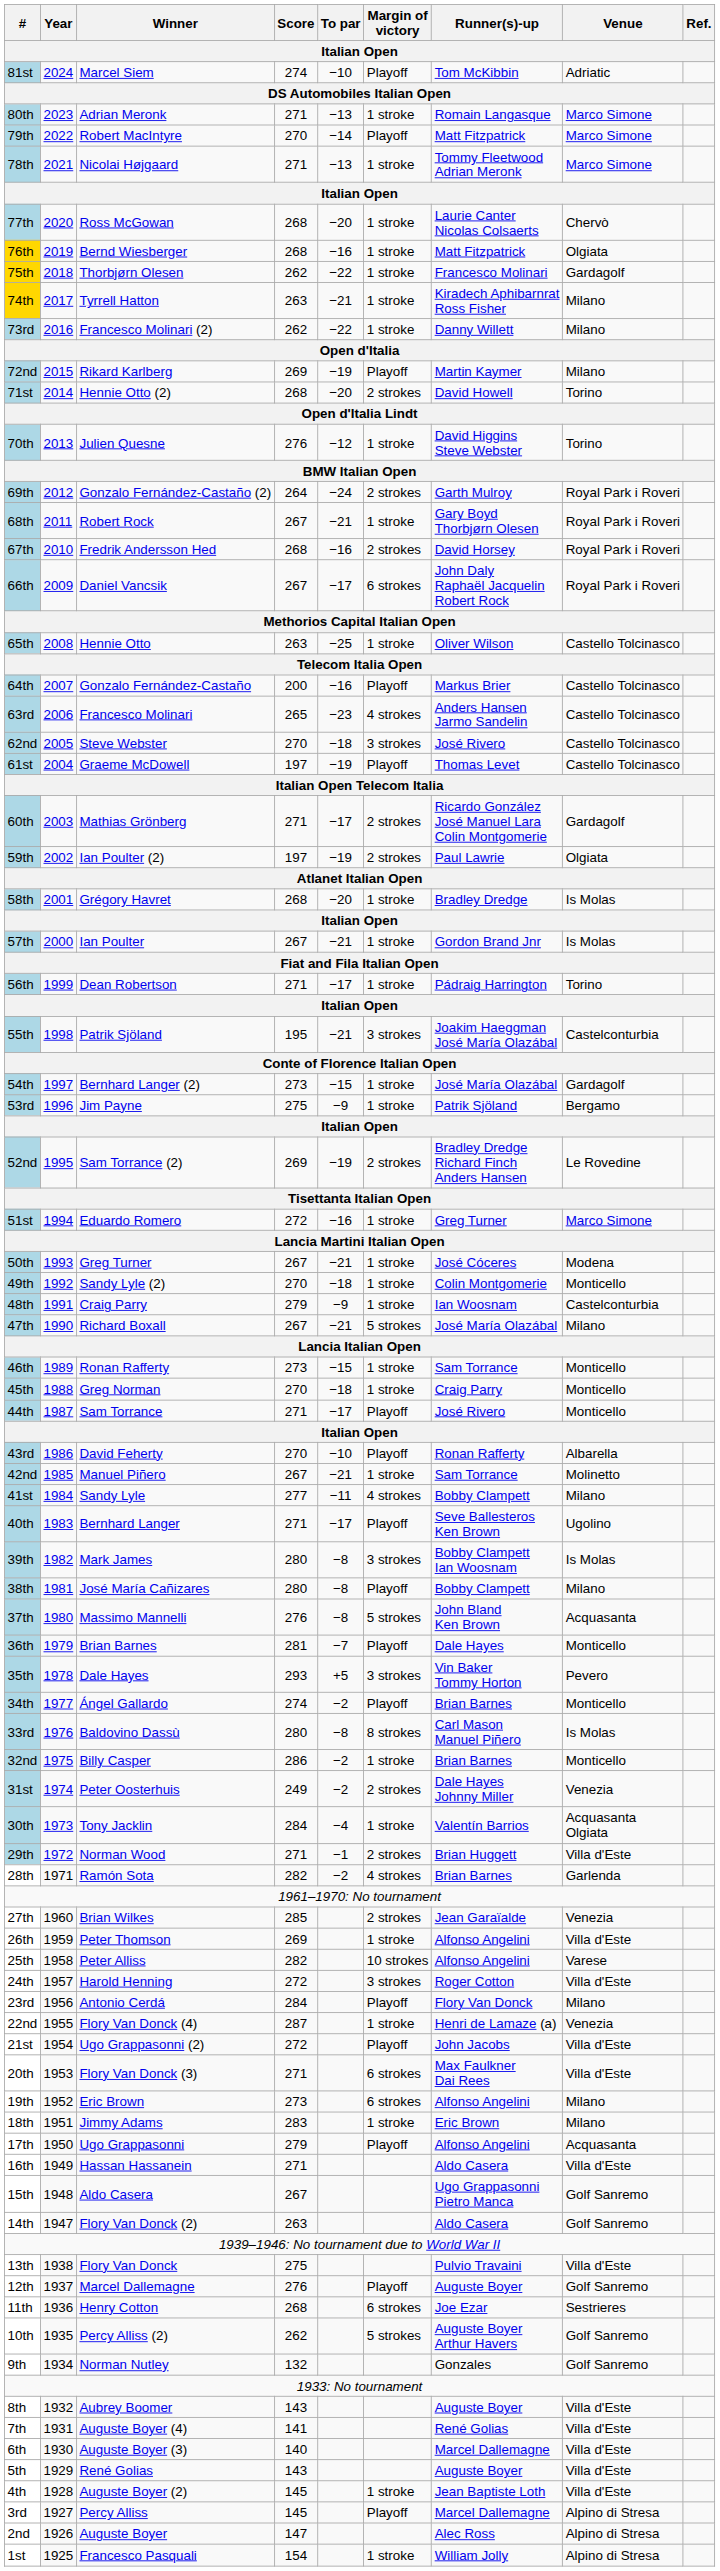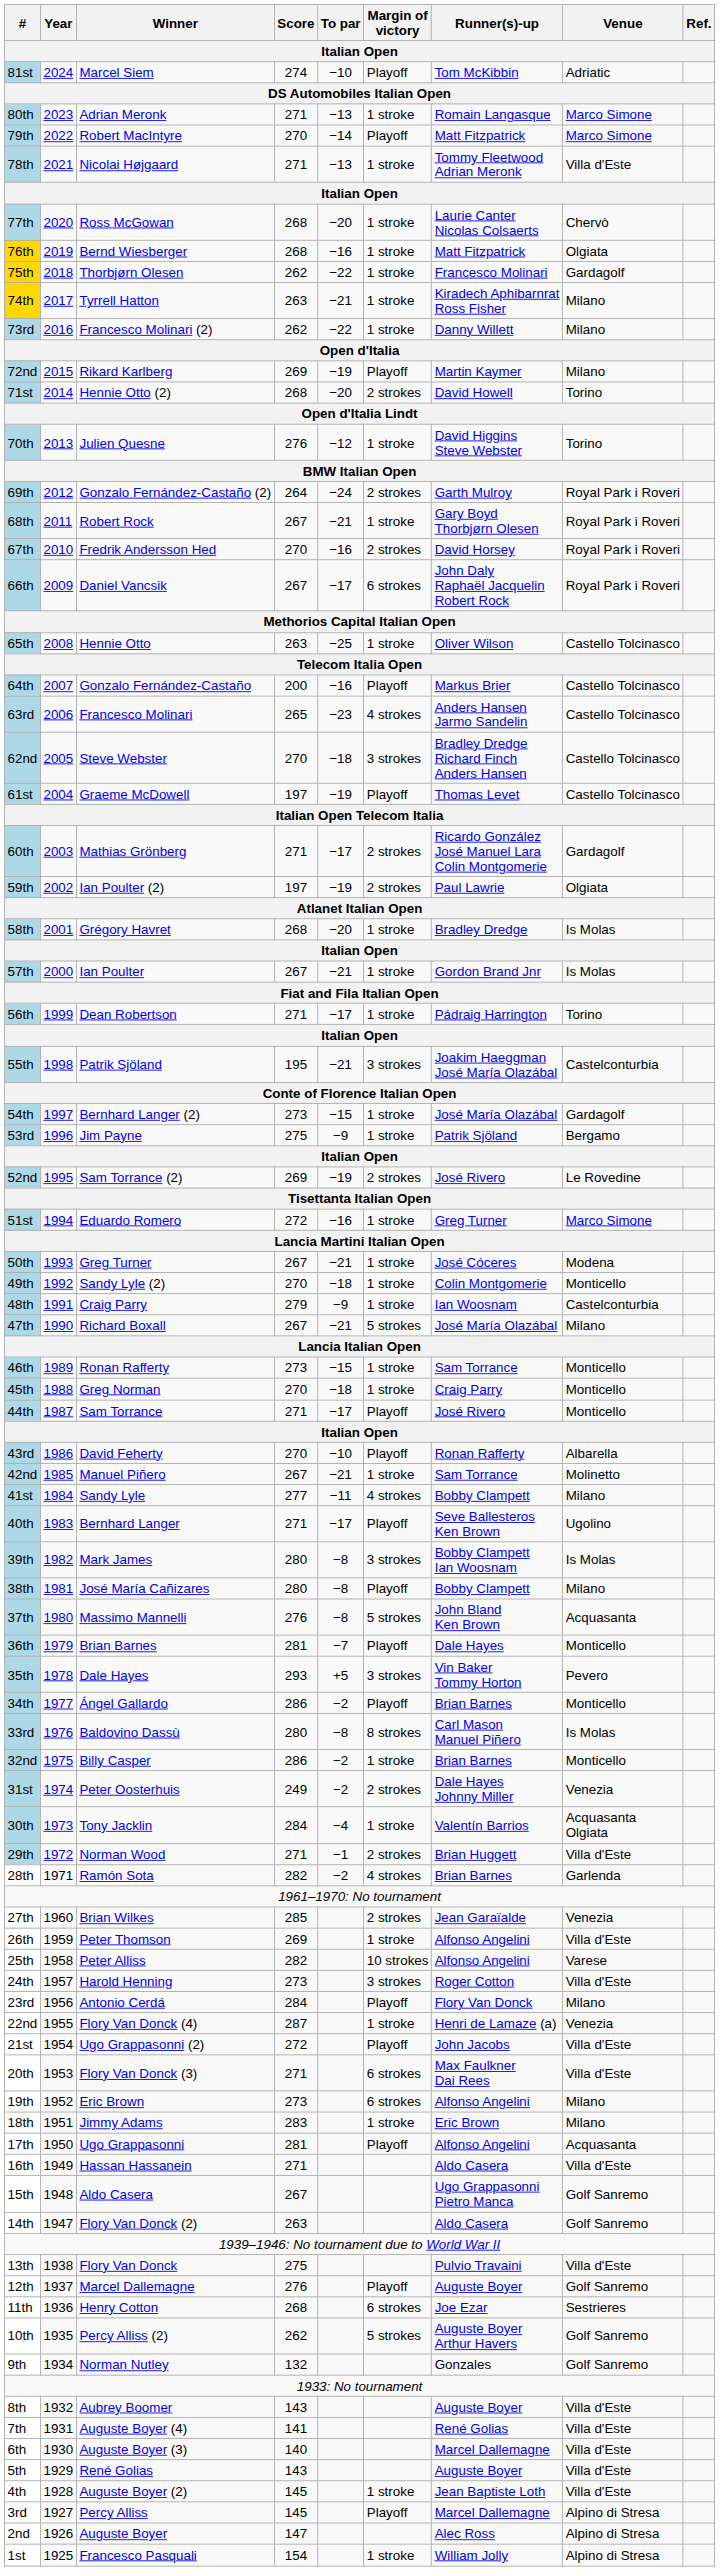(609, 165) Marco Simone -> (598, 165) Villa d'Este
(296, 550) 268 -> (296, 550) 270
(470, 743) José Rivero -> (481, 758) Bradley Dredge Richard Finch Anders Hansen
(481, 1163) Bradley Dredge Richard Finch Anders Hansen -> (470, 1178) José Rivero
(296, 1703) 274 -> (296, 1703) 286
(296, 1981) 272 -> (296, 1981) 273
(296, 2144) 279 -> (296, 2144) 281
